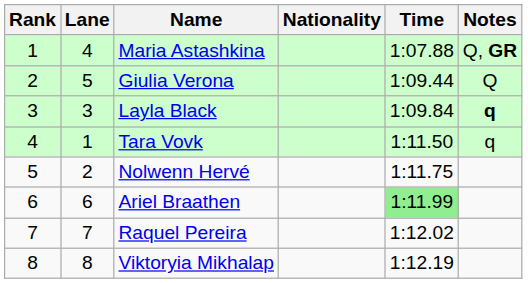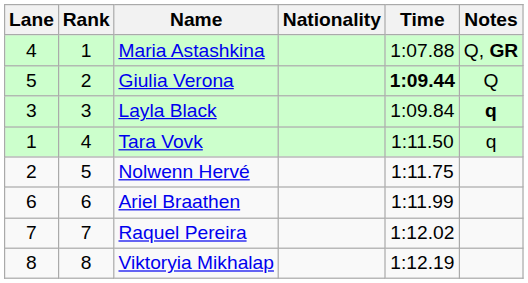columns swapped: (33, 19) <-> (87, 19)
(422, 80) normal -> (422, 80) bold
(422, 202) lightgreen background -> (422, 202) no background
